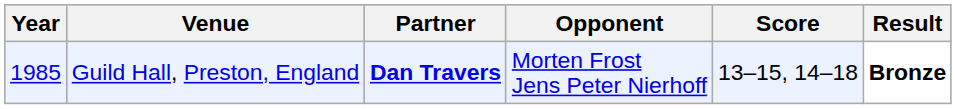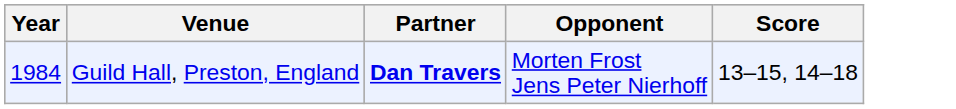- column: (907, 23)
(36, 72) 1985 -> (36, 72) 1984
